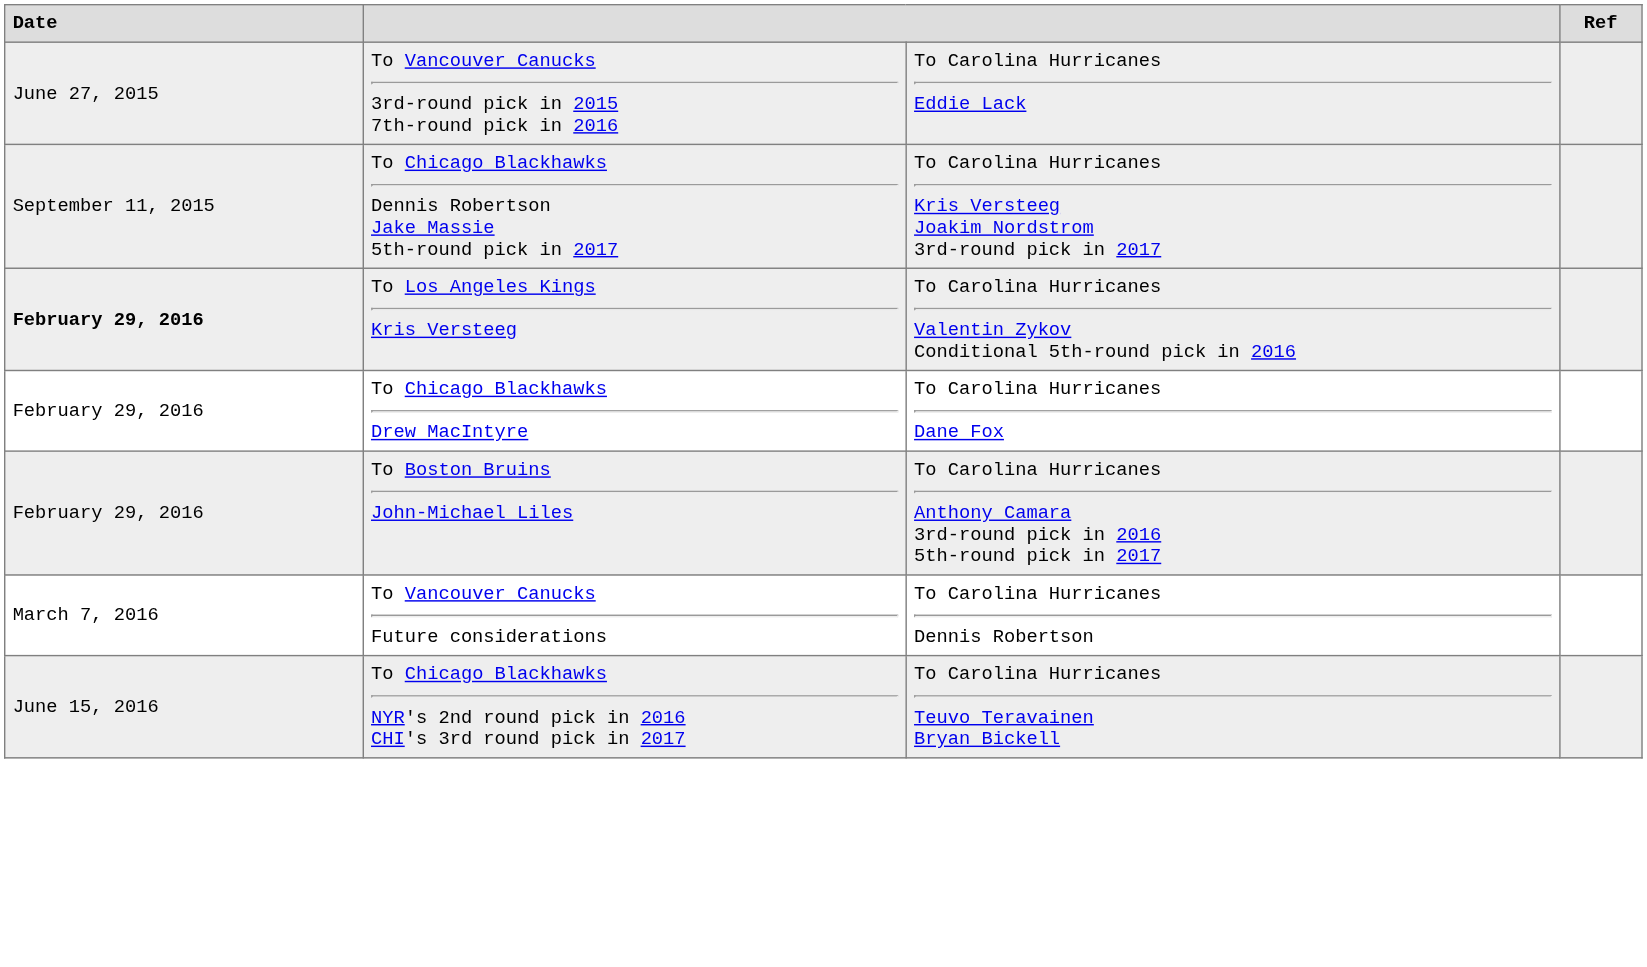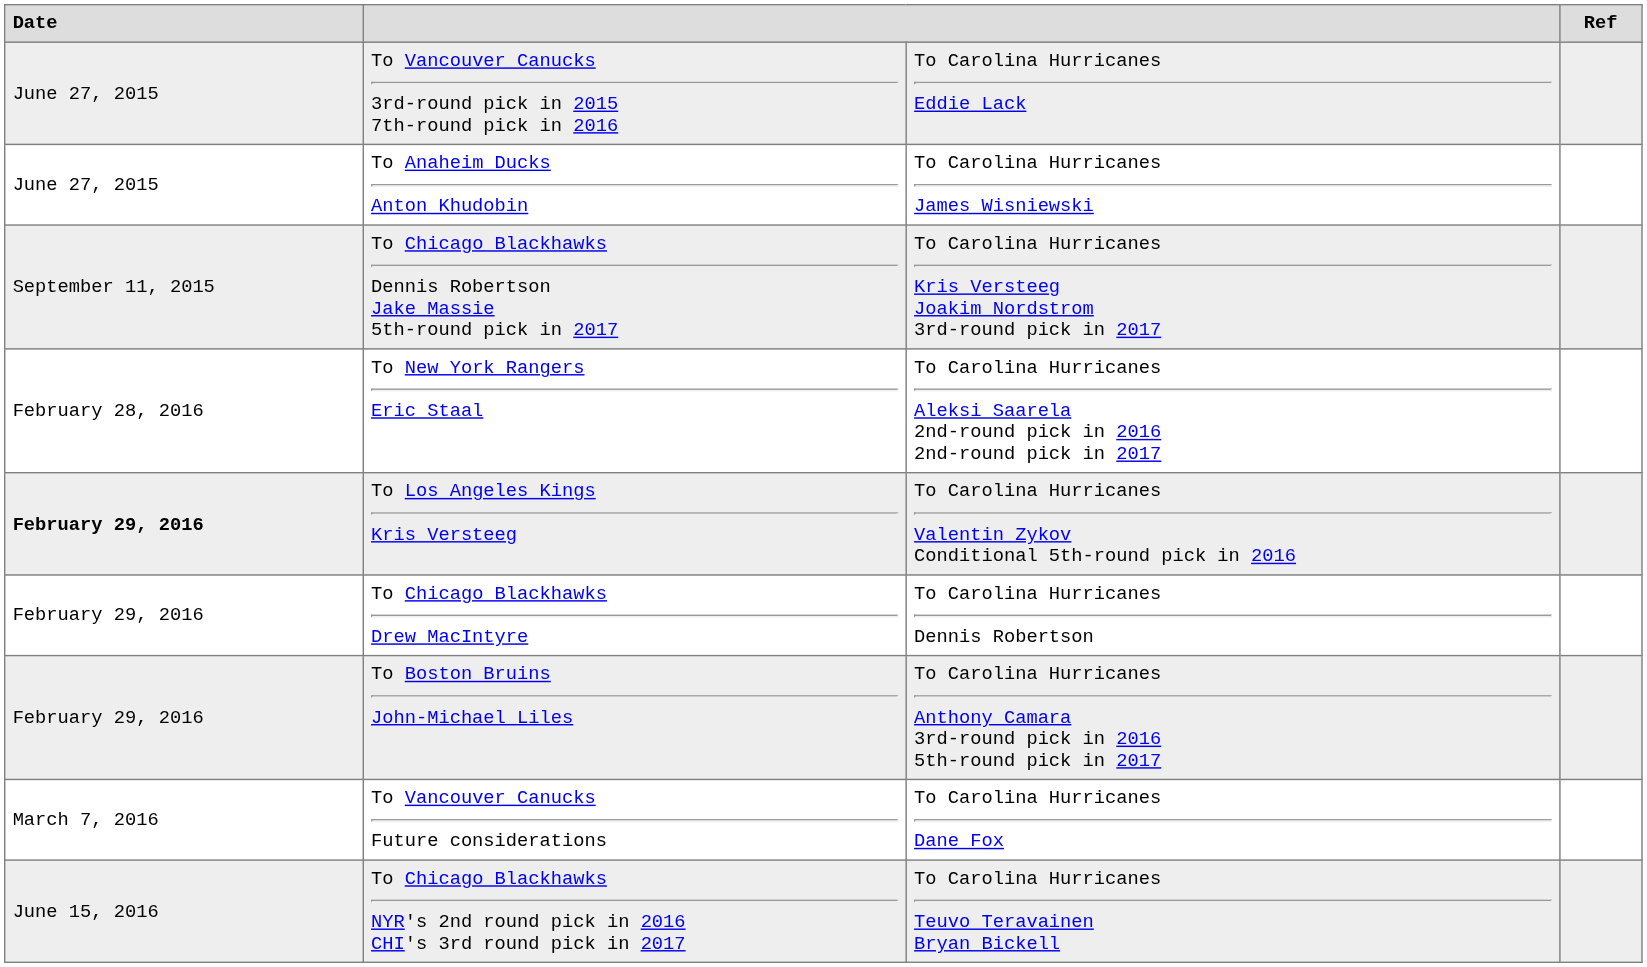+ row: (635, 185)
+ row: (635, 389)
(1233, 411) To Carolina Hurricanes Dane Fox -> (1233, 615) To Carolina Hurricanes Dennis Robertson
(1233, 615) To Carolina Hurricanes Dennis Robertson -> (1233, 820) To Carolina Hurricanes Dane Fox
